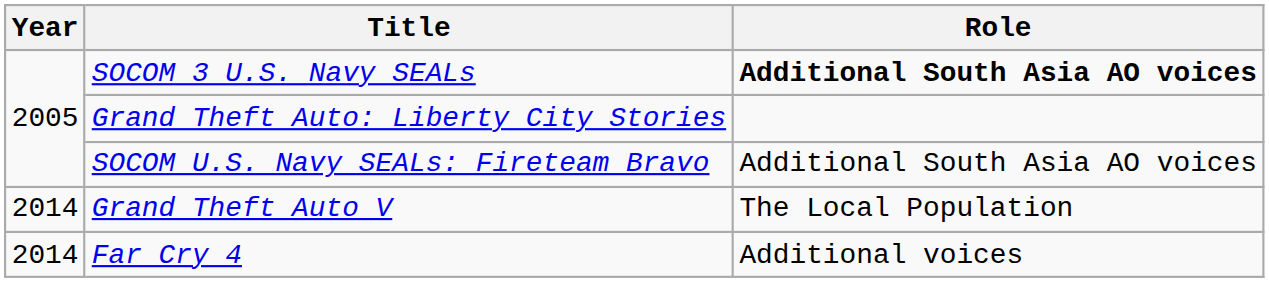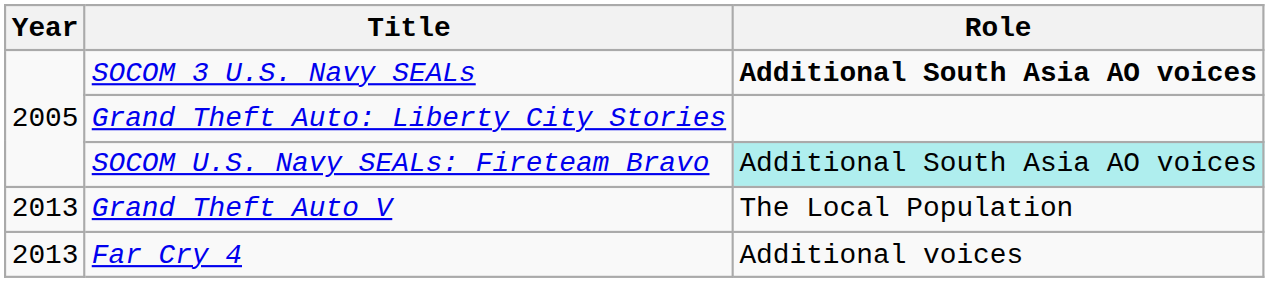(998, 164) no background -> (998, 164) paleturquoise background
(45, 209) 2014 -> (45, 209) 2013
(45, 254) 2014 -> (45, 254) 2013
